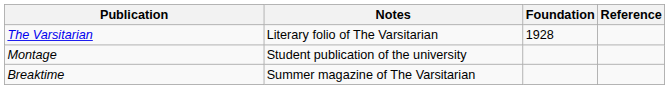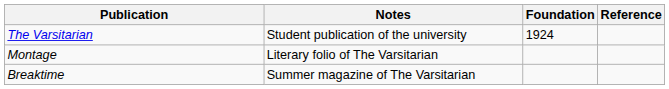(352, 35) Literary folio of The Varsitarian -> (367, 35) Student publication of the university
(540, 35) 1928 -> (540, 35) 1924
(367, 55) Student publication of the university -> (352, 55) Literary folio of The Varsitarian
